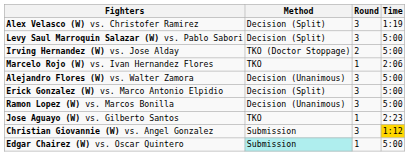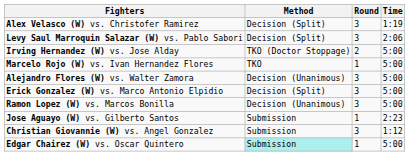(393, 38) 5:00 -> (393, 38) 2:06
(393, 64) 2:06 -> (393, 64) 5:00
(254, 118) TKO -> (272, 118) Submission
(393, 131) gold background -> (393, 131) no background
